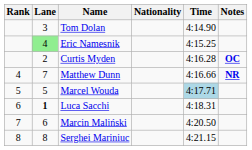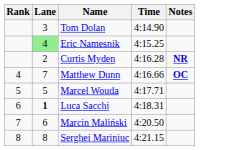- column: (158, 12)
(232, 59) OC -> (180, 59) NR
(232, 75) NR -> (180, 75) OC
(201, 91) lightblue background -> (149, 91) no background
